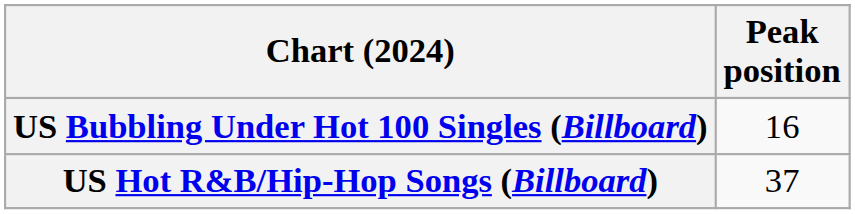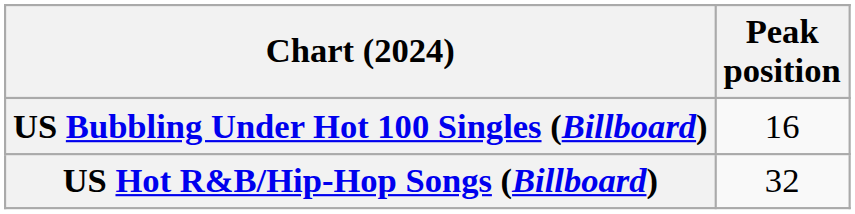(782, 180) 37 -> (782, 180) 32
